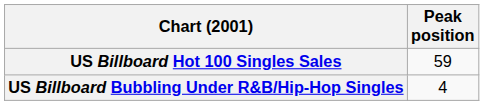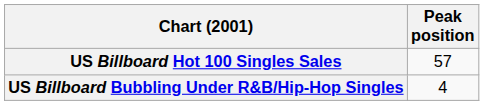(443, 61) 59 -> (443, 61) 57
